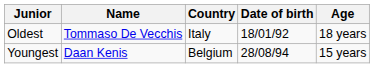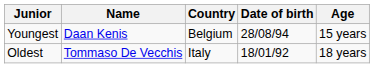rows swapped: (33, 53) <-> (25, 33)
